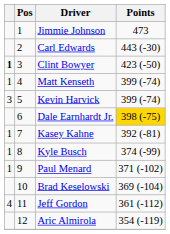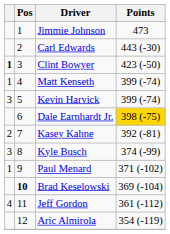(9, 134) 1 -> (9, 134) 2
(9, 151) 1 -> (9, 151) 3
(22, 186) normal -> (22, 186) bold
